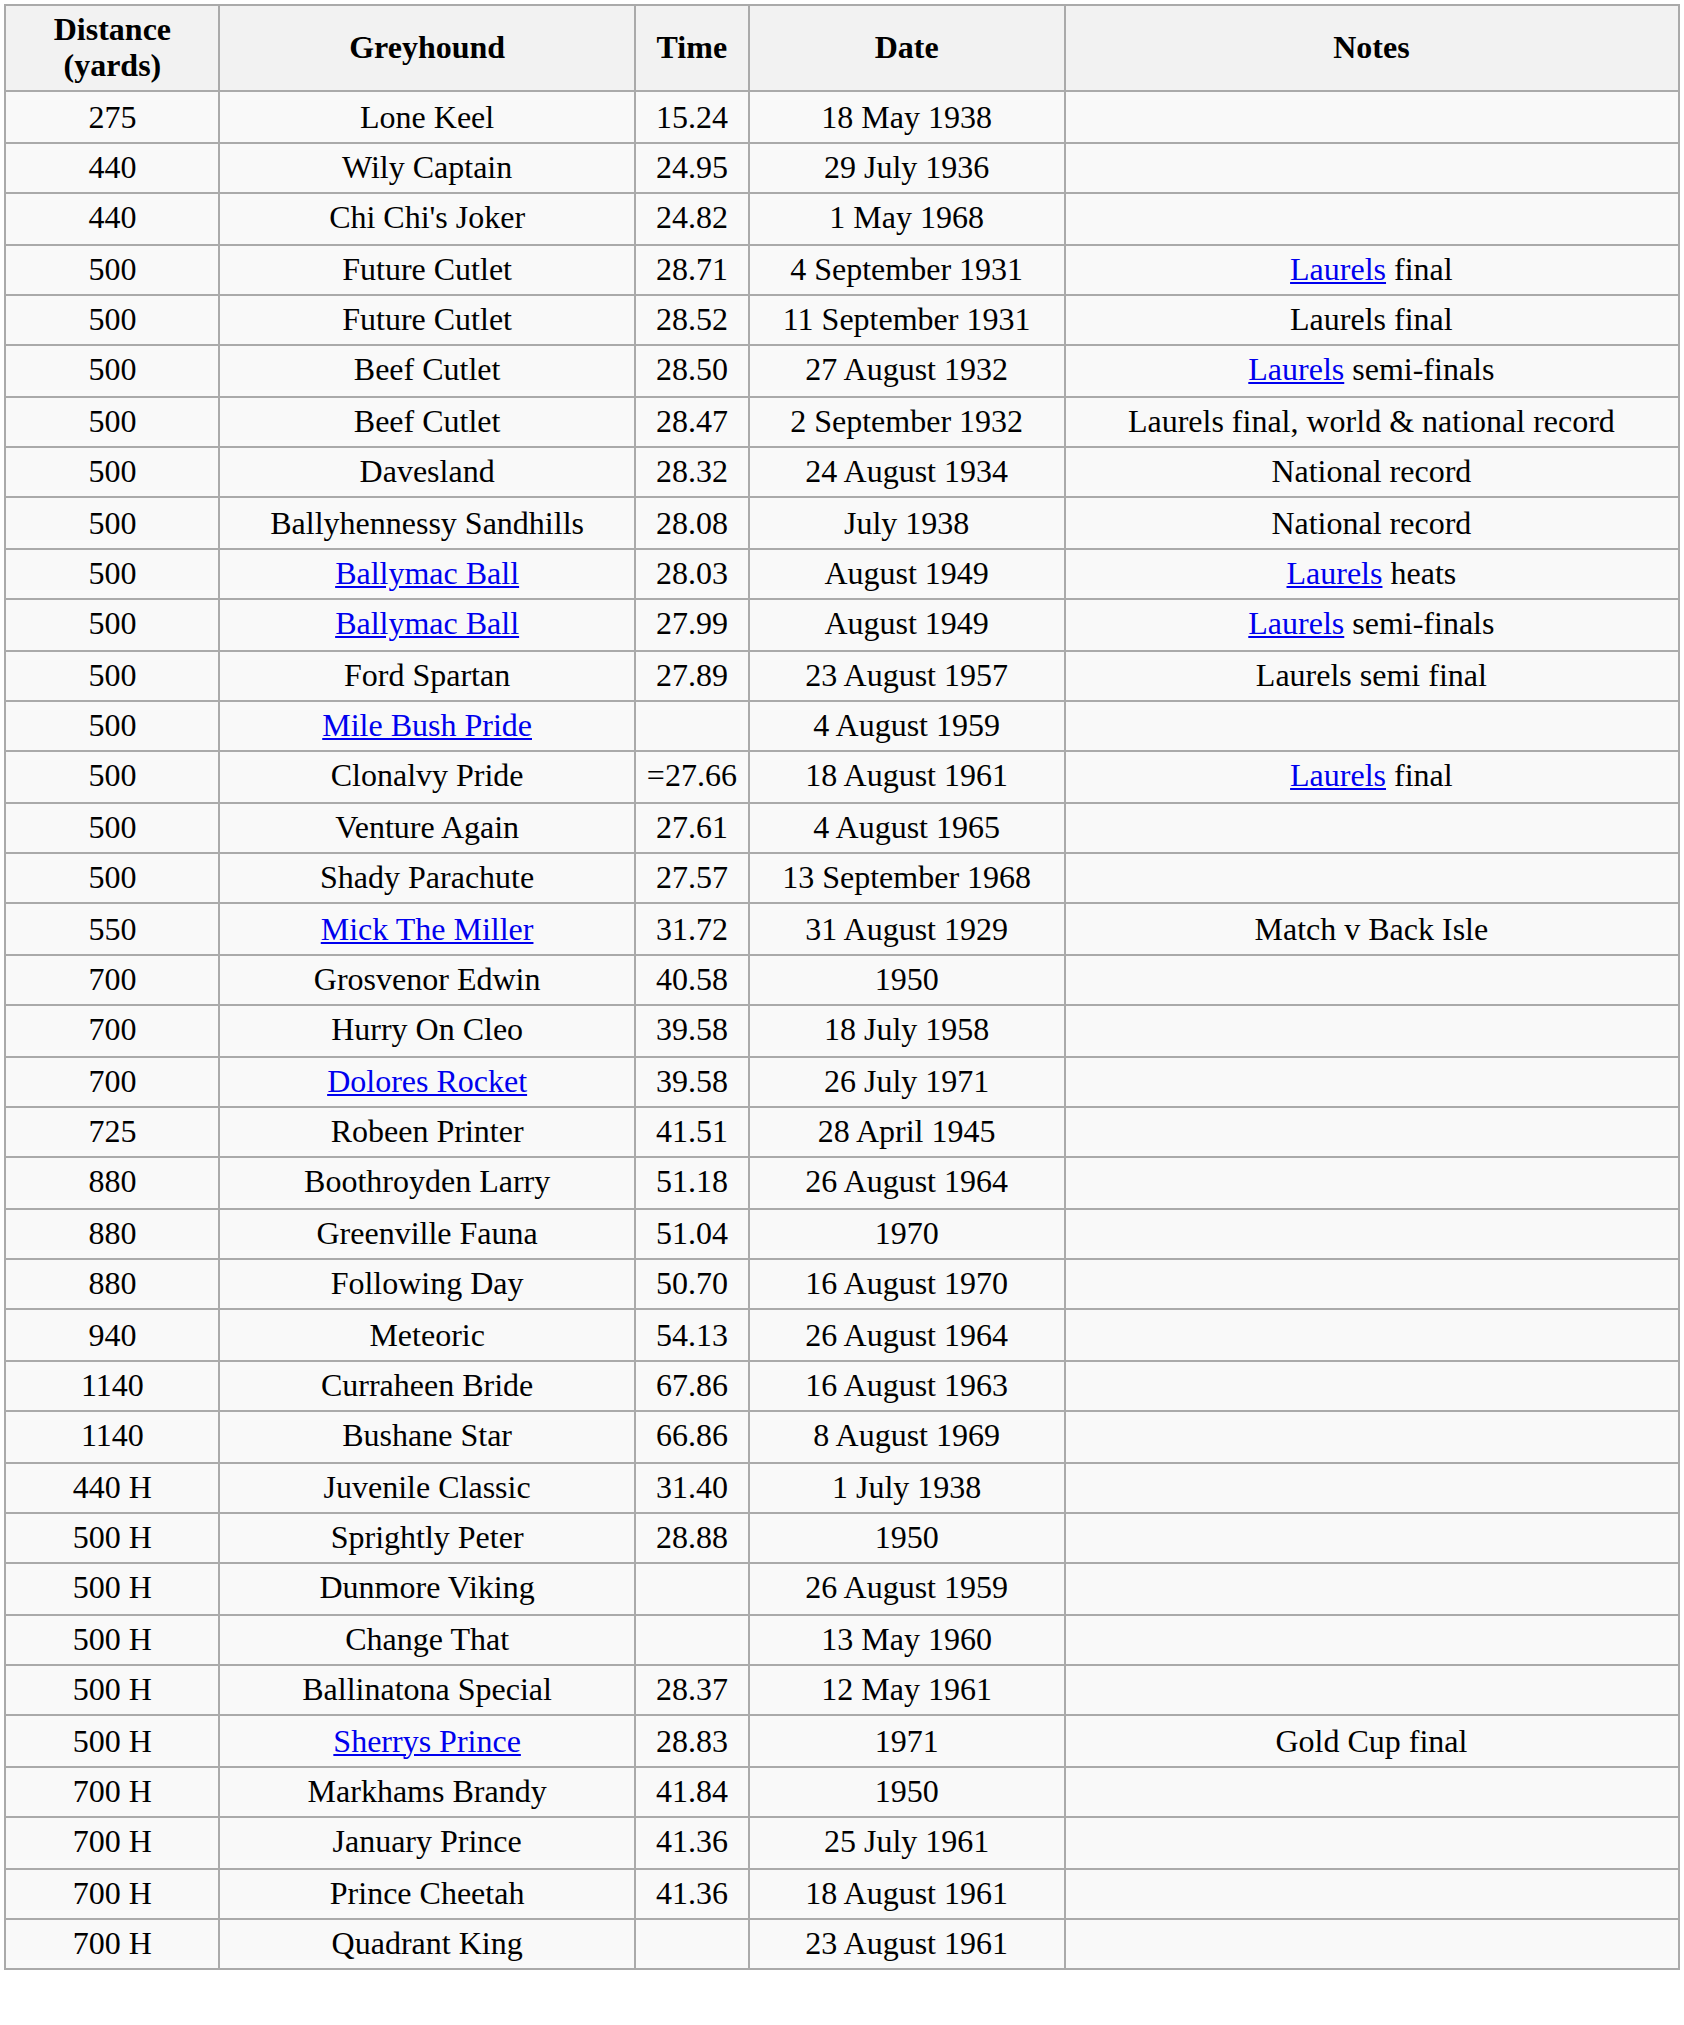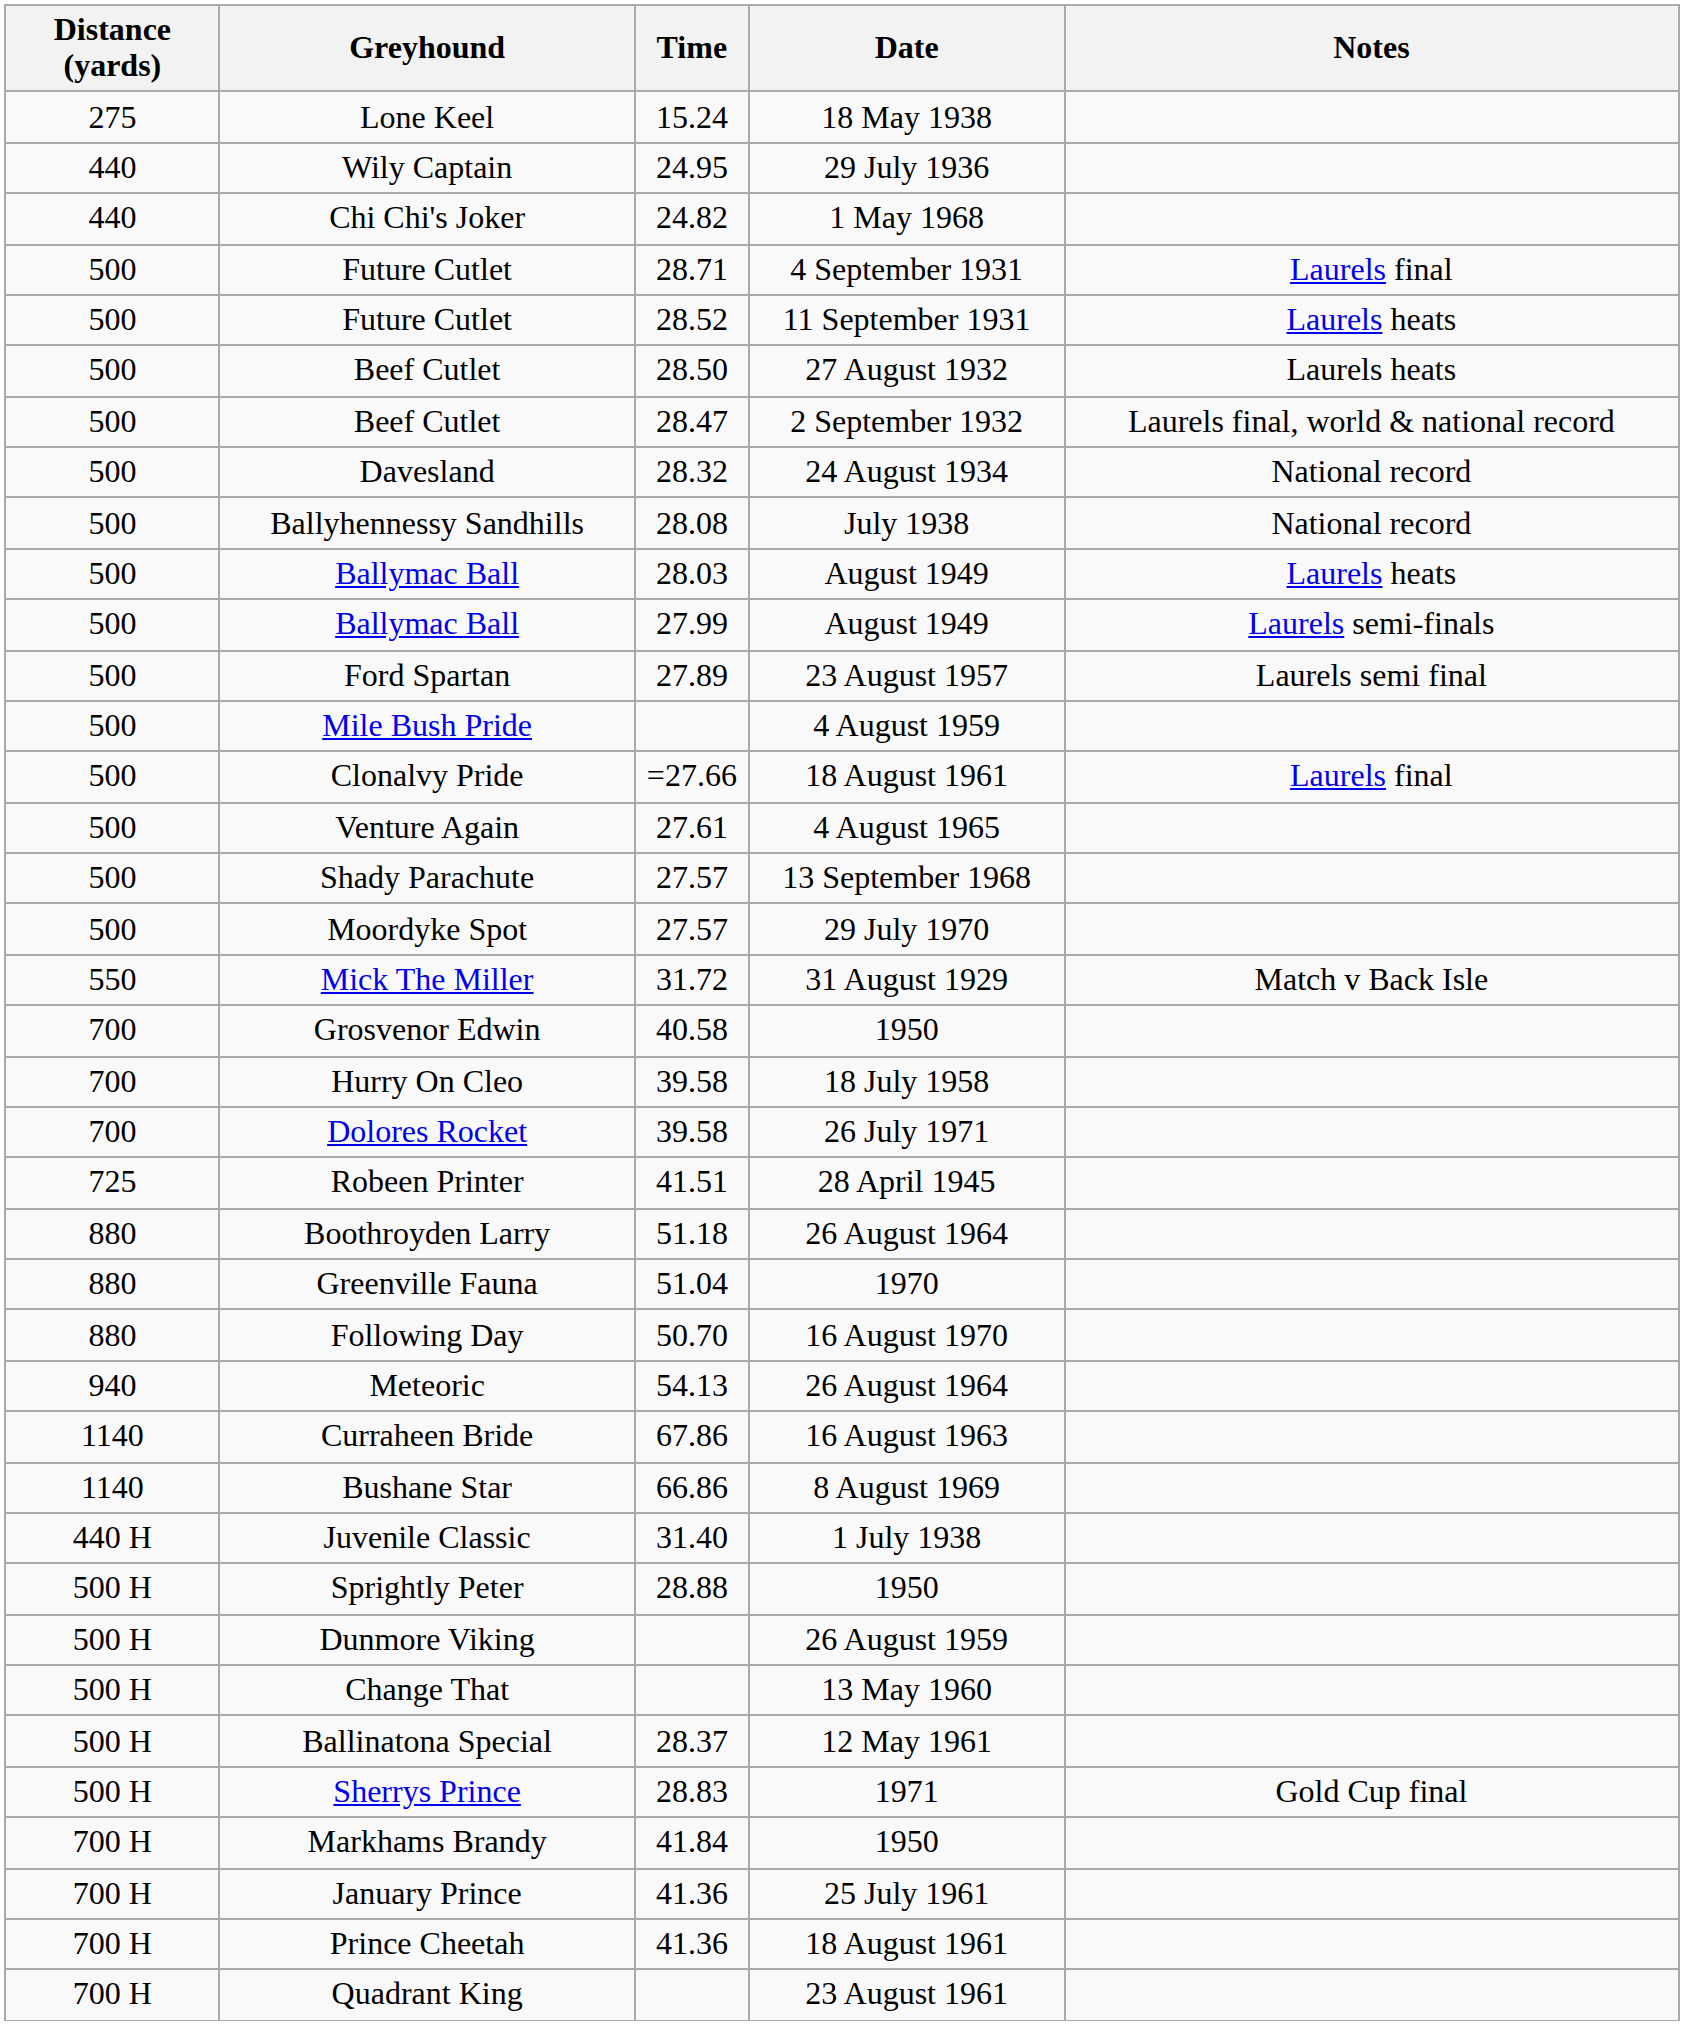(1371, 319) Laurels final -> (1371, 319) Laurels heats
(1371, 370) Laurels semi-finals -> (1371, 370) Laurels heats
+ row: (427, 928)
